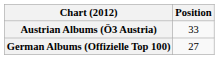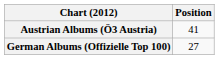(194, 29) 33 -> (194, 29) 41
